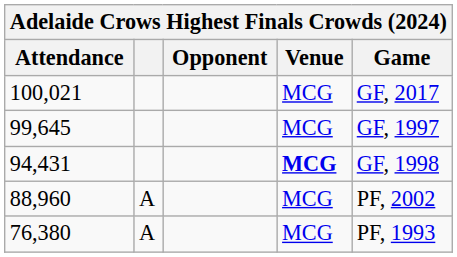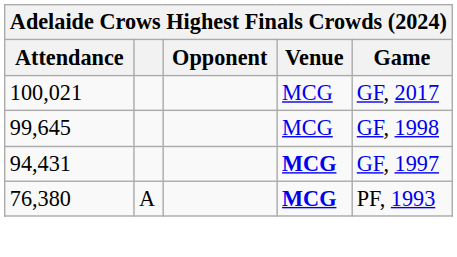(398, 127) GF, 1997 -> (398, 127) GF, 1998
(398, 163) GF, 1998 -> (398, 163) GF, 1997
- row: (40, 198)
(307, 233) normal -> (309, 198) bold
